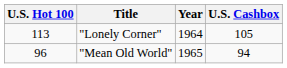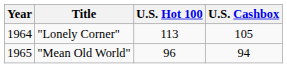columns swapped: (190, 14) <-> (40, 14)
